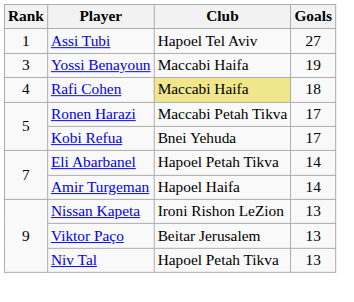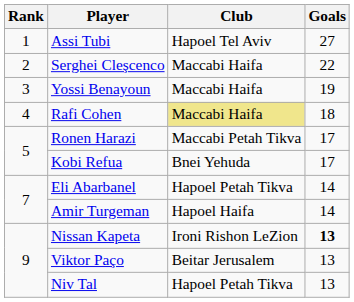+ row: (108, 65)
(313, 211) normal -> (327, 235) bold
